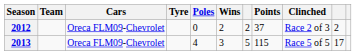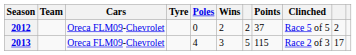(307, 27) Race 2 of 3 -> (307, 27) Race 5 of 5
(307, 43) Race 5 of 5 -> (307, 43) Race 2 of 3
